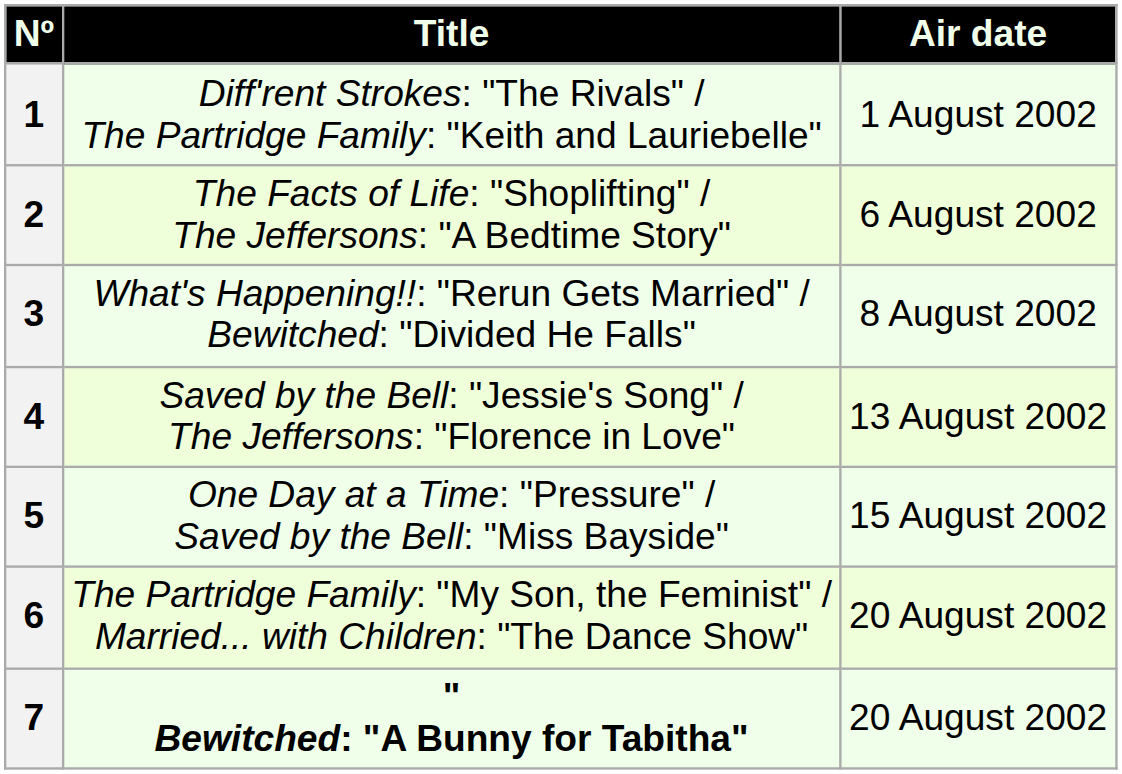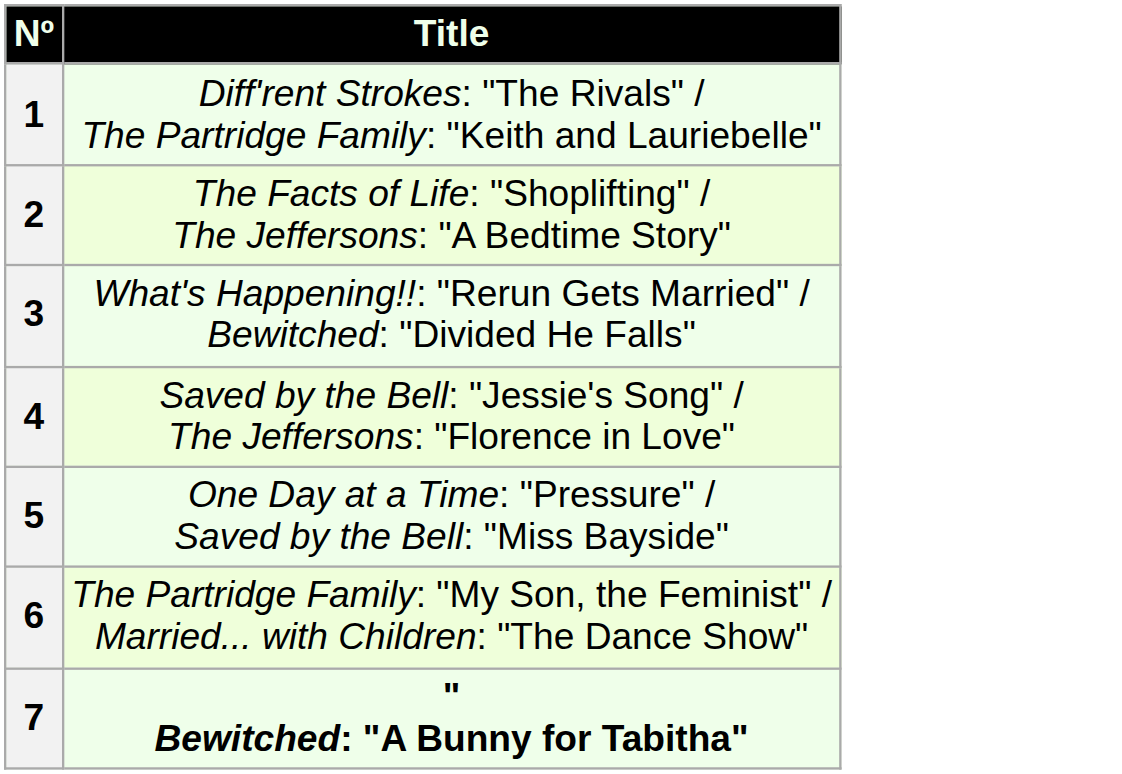- column: (978, 33)
